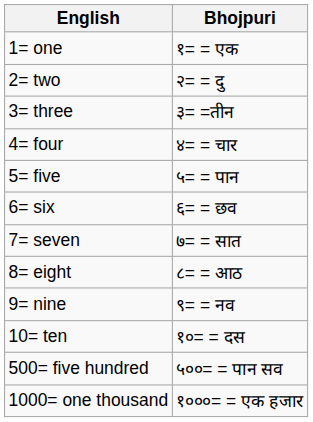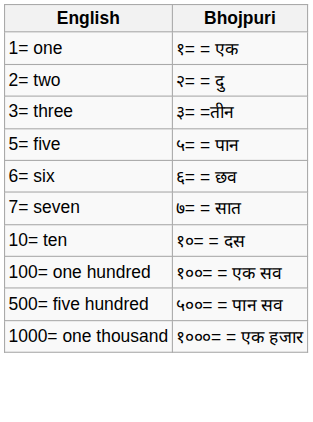- row: (36, 144)
- row: (40, 272)
- row: (37, 304)
+ row: (80, 272)
